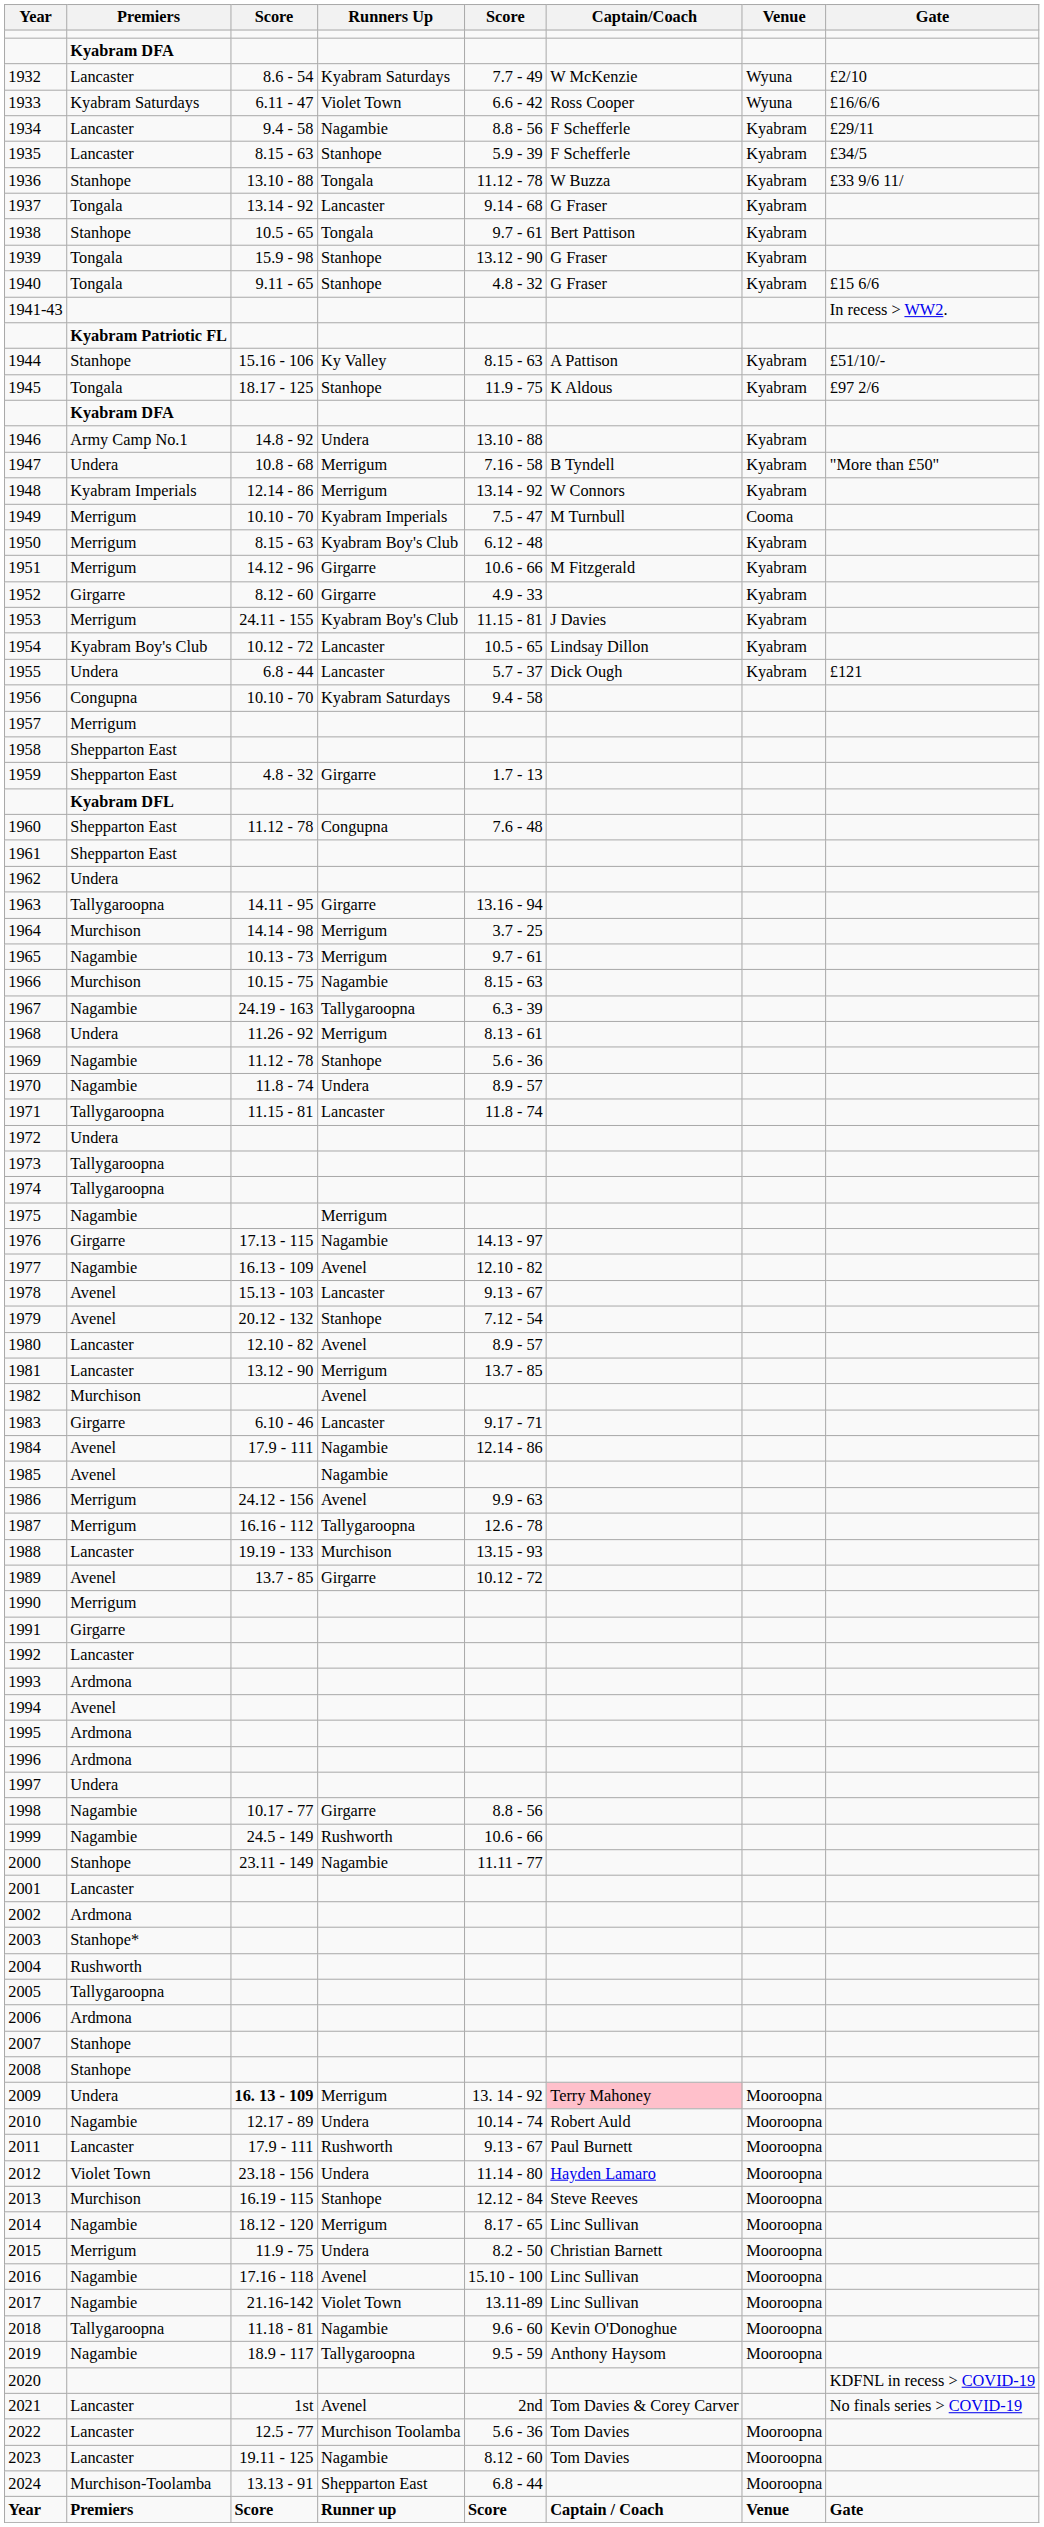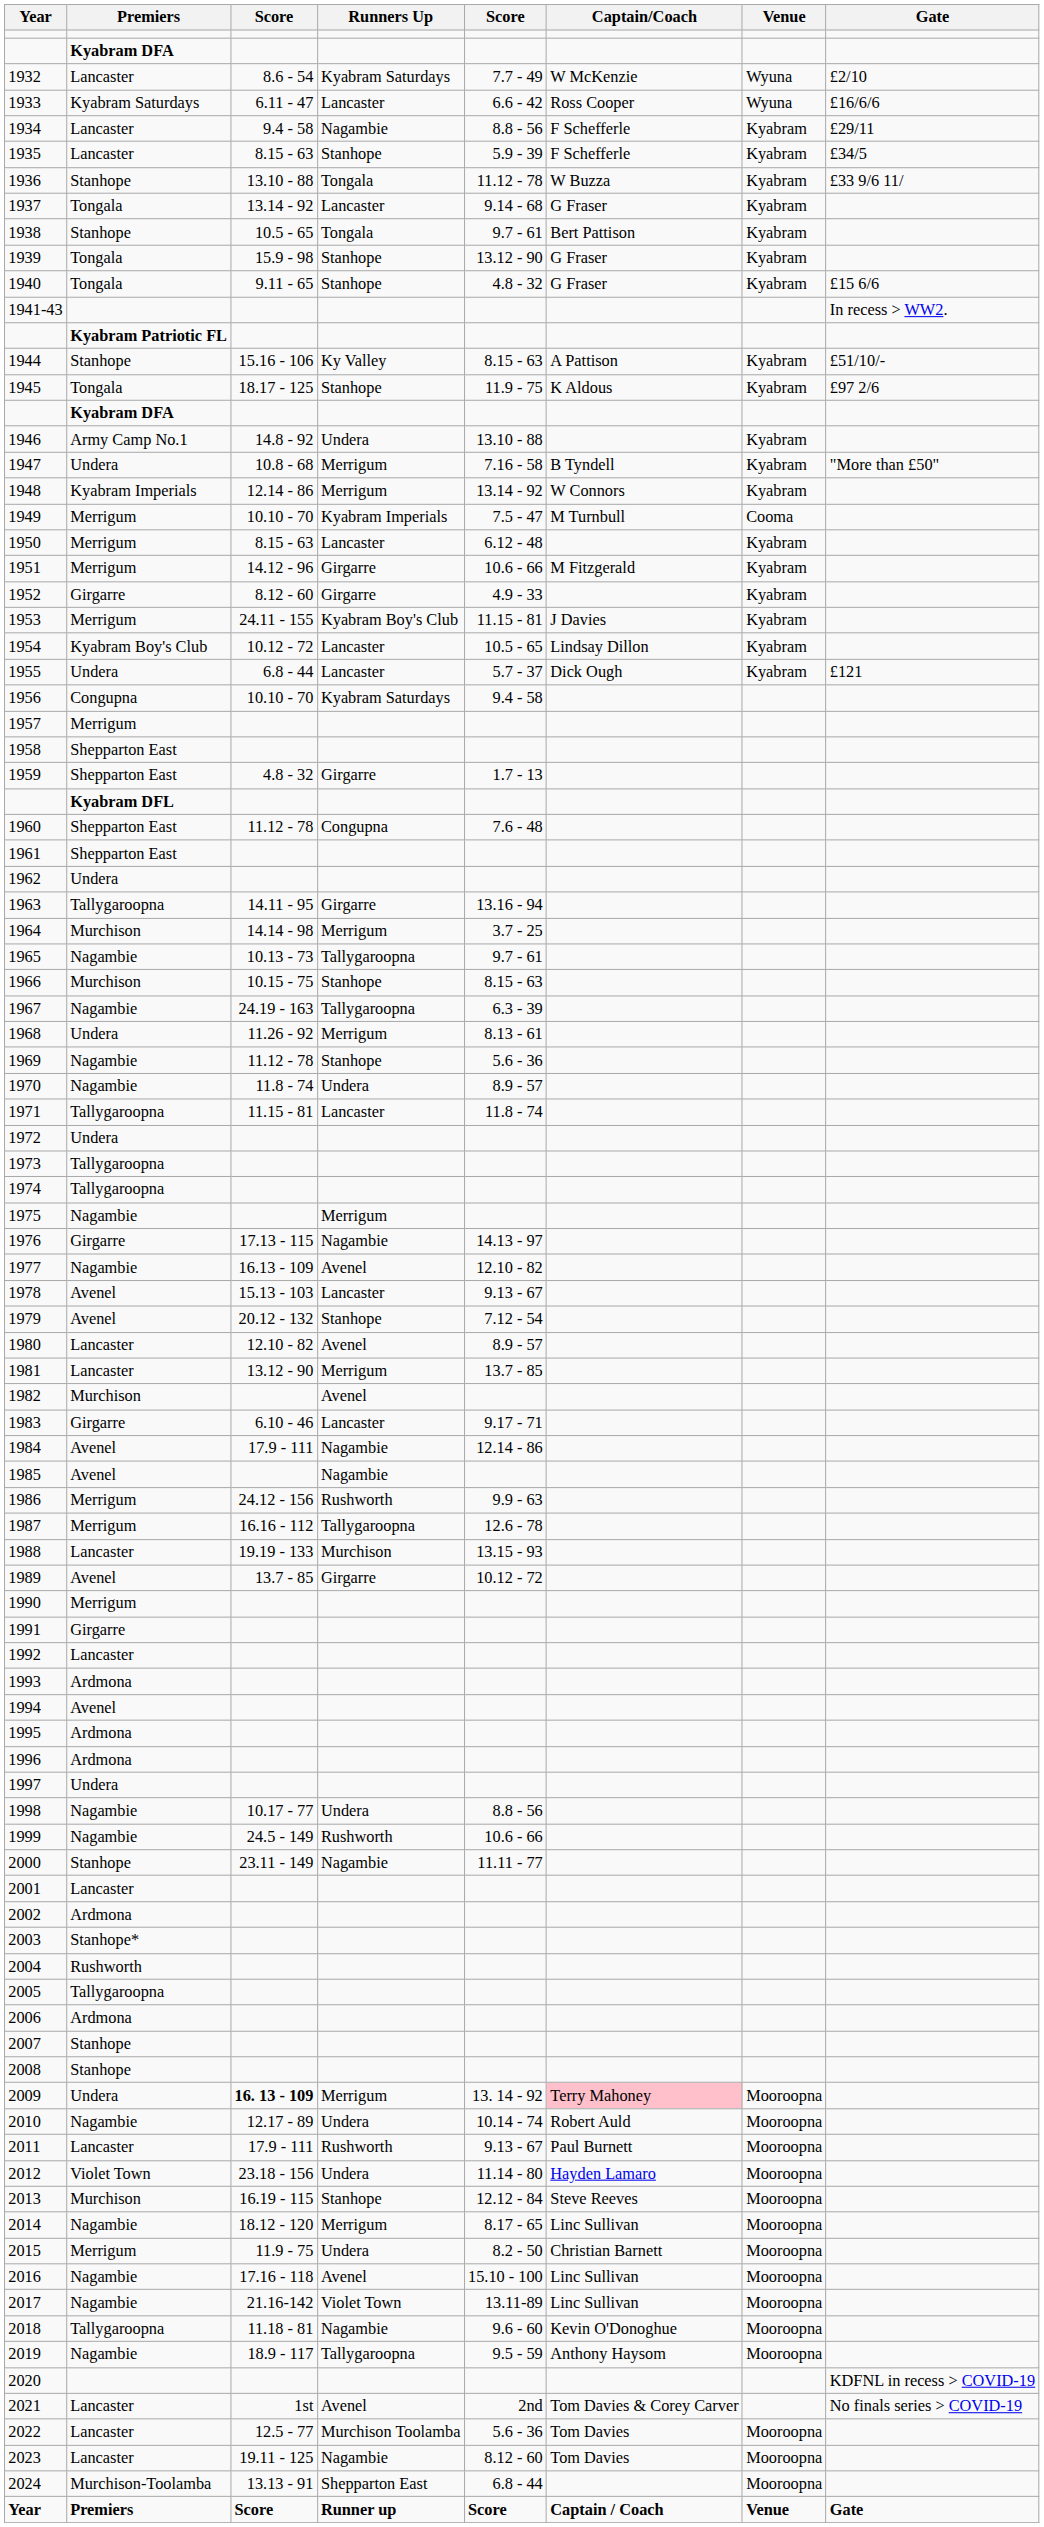(361, 102) Violet Town -> (353, 102) Lancaster
(389, 542) Kyabram Boy's Club -> (353, 542) Lancaster
(354, 956) Merrigum -> (368, 956) Tallygaroopna
(354, 982) Nagambie -> (351, 982) Stanhope
(344, 1500) Avenel -> (357, 1500) Rushworth
(348, 1810) Girgarre -> (345, 1810) Undera
